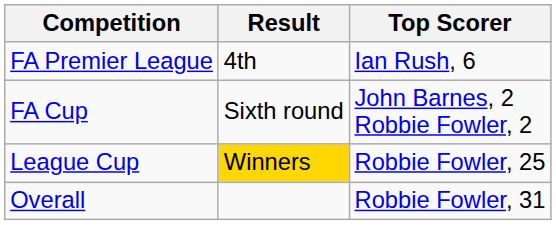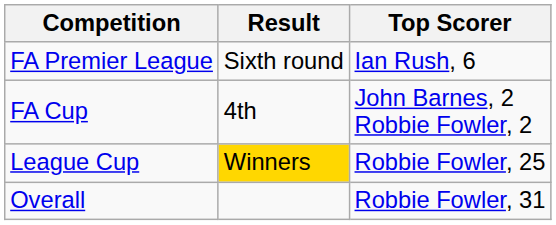(240, 60) 4th -> (284, 60) Sixth round
(284, 111) Sixth round -> (240, 111) 4th
